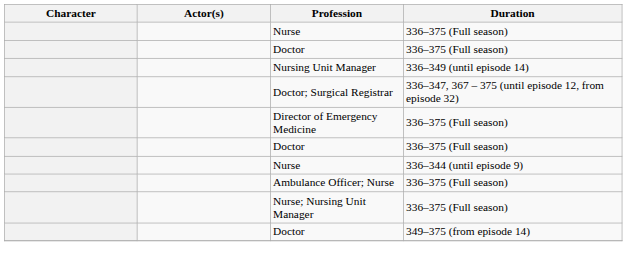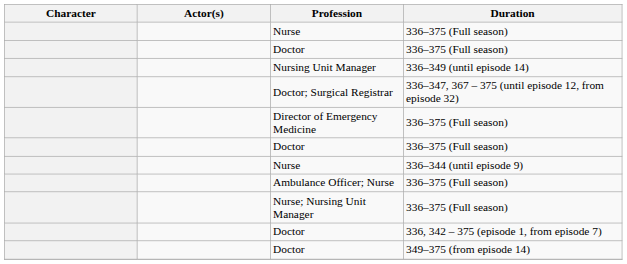+ row: (289, 232)
